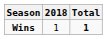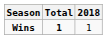columns swapped: (56, 12) <-> (86, 12)
